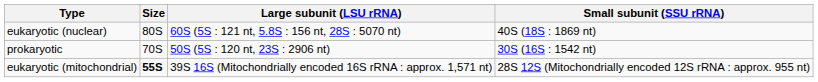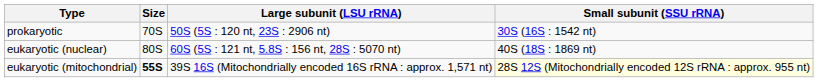rows swapped: (35, 49) <-> (57, 31)
(654, 67) no background -> (654, 67) lightyellow background
